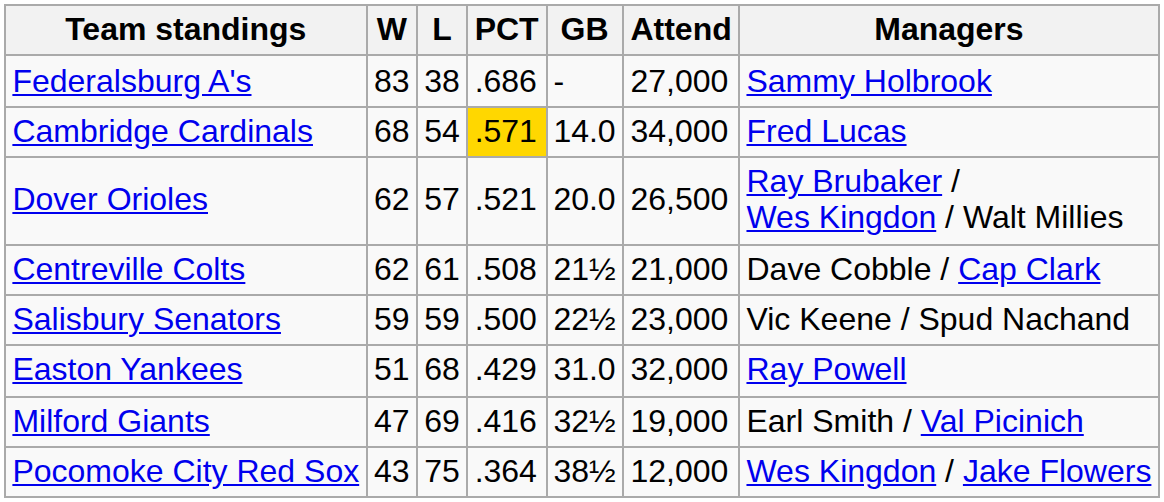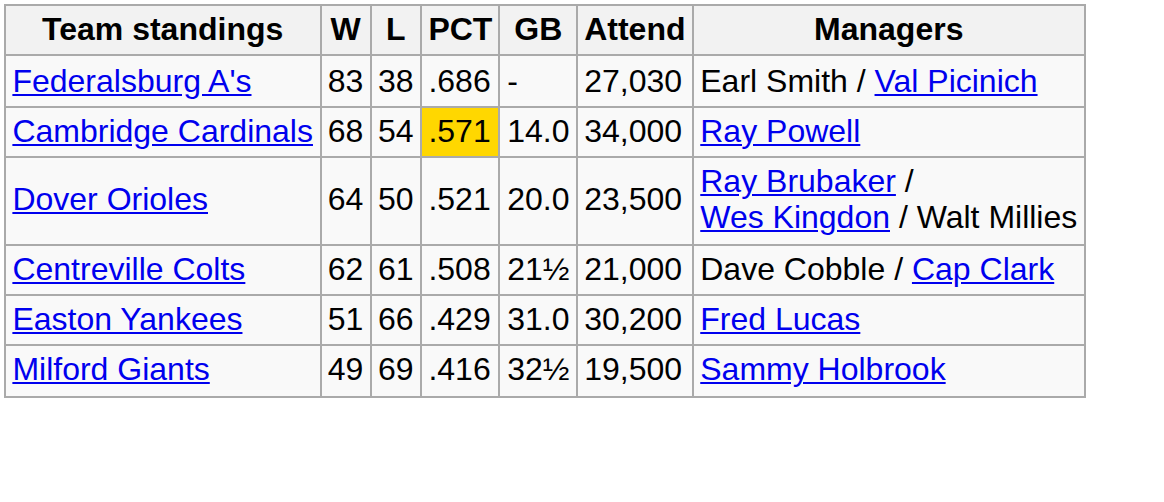(679, 80) 27,000 -> (633, 80) 27,030
(869, 80) Sammy Holbrook -> (869, 80) Earl Smith / Val Picinich
(827, 131) Fred Lucas -> (780, 131) Ray Powell
(392, 200) 62 -> (346, 200) 64
(442, 200) 57 -> (396, 200) 50
(679, 200) 26,500 -> (633, 200) 23,500
- row: (147, 319)
(442, 370) 68 -> (396, 319) 66
(679, 370) 32,000 -> (633, 319) 30,200
(826, 370) Ray Powell -> (780, 319) Fred Lucas
(392, 421) 47 -> (346, 370) 49
(679, 421) 19,000 -> (633, 370) 19,500
(915, 421) Earl Smith / Val Picinich -> (823, 370) Sammy Holbrook
- row: (186, 471)
